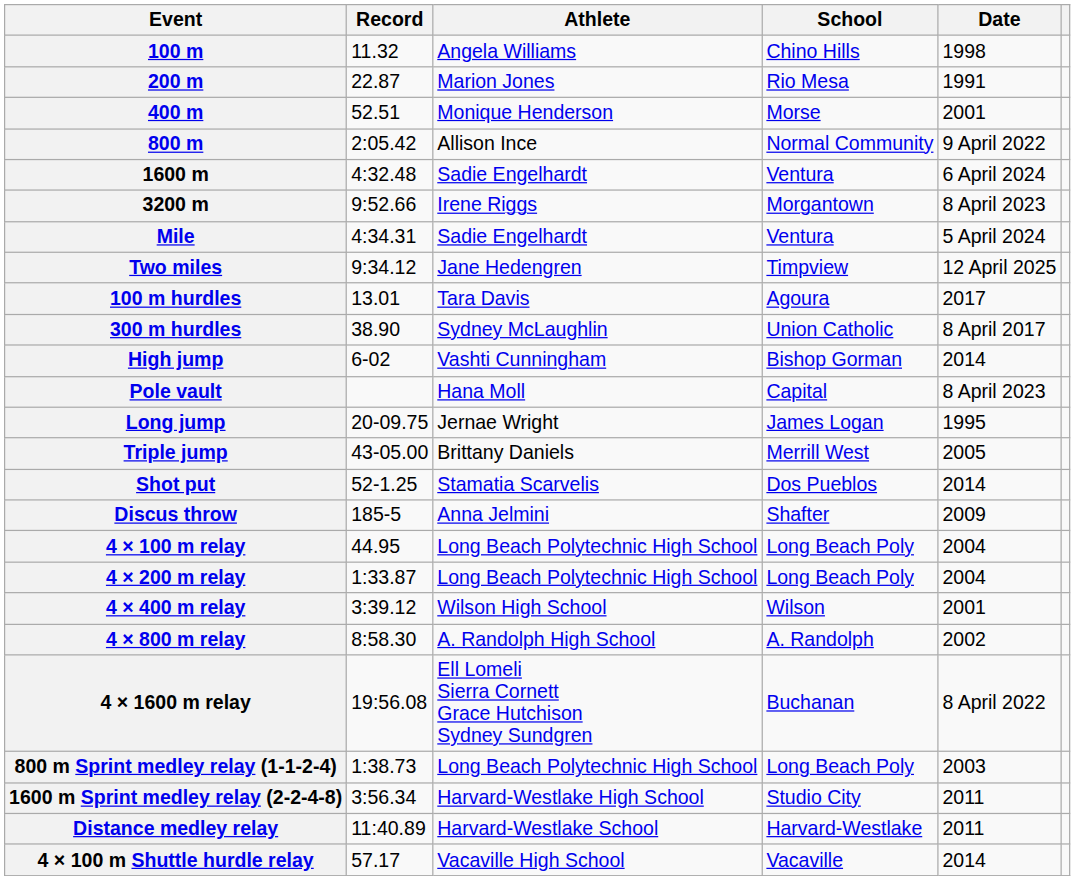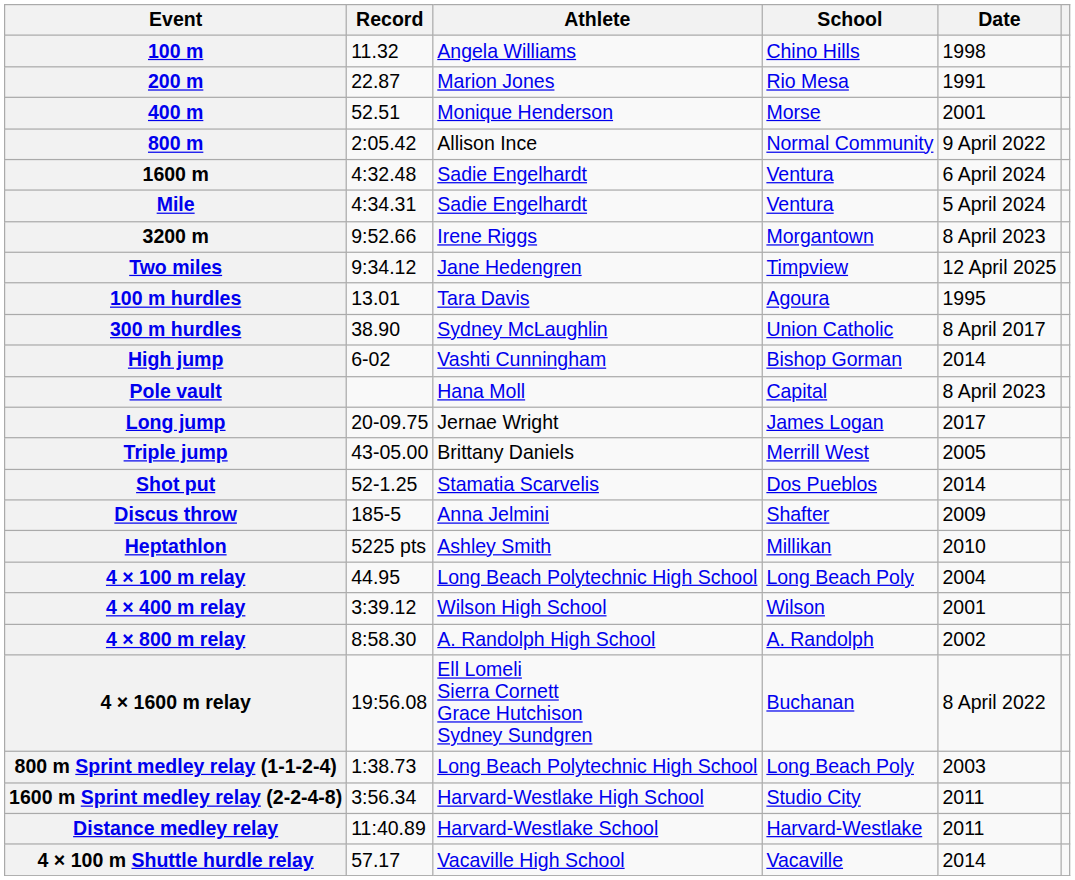rows swapped: (176, 236) <-> (176, 205)
(964, 298) 2017 -> (964, 298) 1995
(964, 422) 1995 -> (964, 422) 2017
+ row: (176, 546)
- row: (176, 577)
